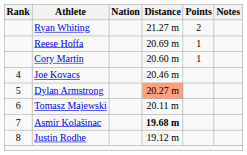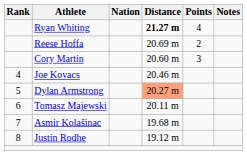(163, 28) normal -> (163, 28) bold
(199, 28) 2 -> (199, 28) 4
(199, 43) 1 -> (199, 43) 2
(199, 59) 1 -> (199, 59) 3
(163, 122) bold -> (163, 122) normal
